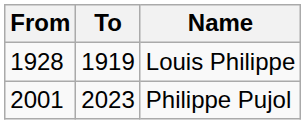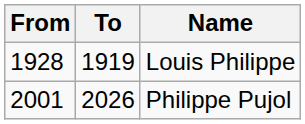(108, 99) 2023 -> (108, 99) 2026
